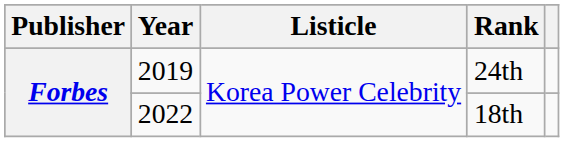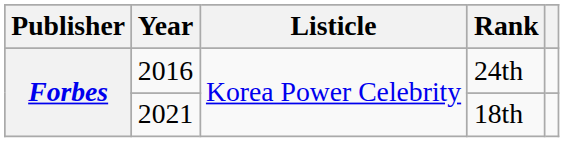(166, 70) 2019 -> (166, 70) 2016
(166, 114) 2022 -> (166, 114) 2021
